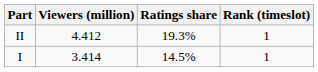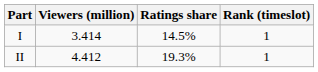rows swapped: (20, 56) <-> (20, 35)
